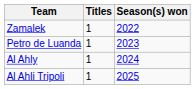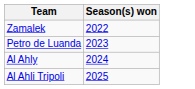- column: (99, 12)
